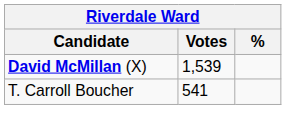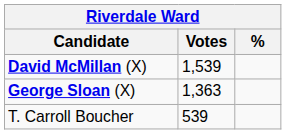+ row: (72, 91)
(195, 91) 541 -> (195, 116) 539
